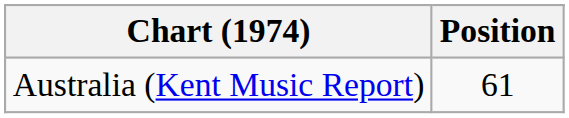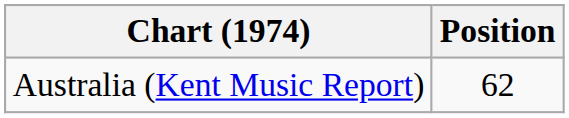(498, 84) 61 -> (498, 84) 62
